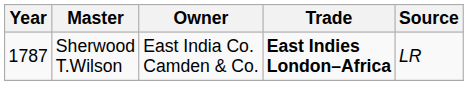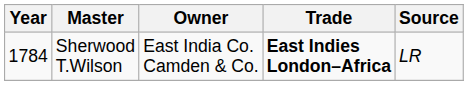(28, 56) 1787 -> (28, 56) 1784
